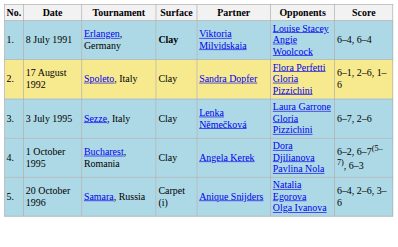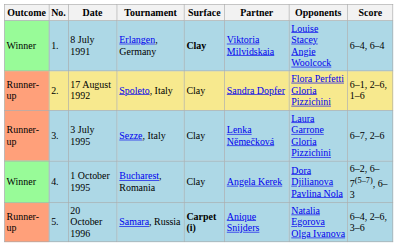+ column: (27, 12)
(172, 196) normal -> (201, 222) bold
